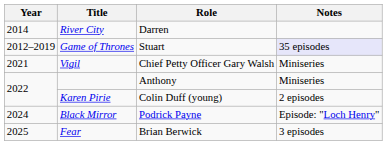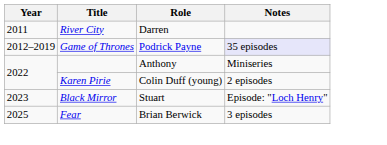(18, 30) 2014 -> (17, 30) 2011
(152, 47) Stuart -> (170, 47) Podrick Payne
- row: (70, 64)
(18, 115) 2024 -> (18, 98) 2023
(170, 115) Podrick Payne -> (152, 98) Stuart
